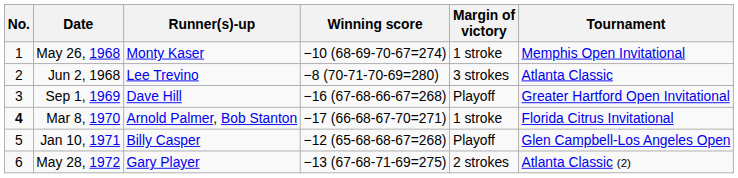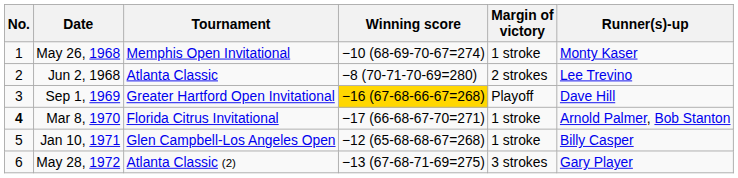columns swapped: (626, 23) <-> (212, 23)
(481, 75) 3 strokes -> (519, 75) 2 strokes
(375, 97) no background -> (413, 97) gold background
(474, 141) Playoff -> (516, 141) 1 stroke
(481, 162) 2 strokes -> (519, 162) 3 strokes
